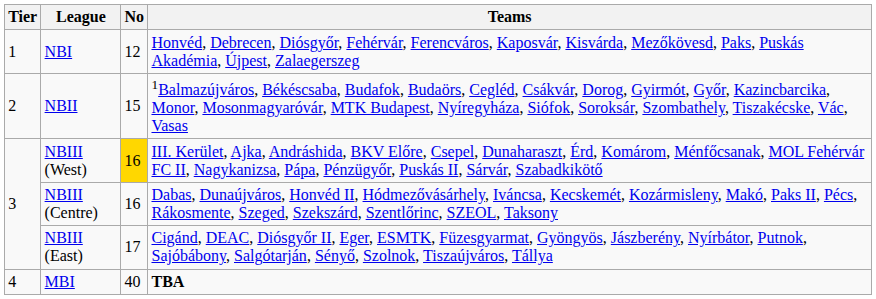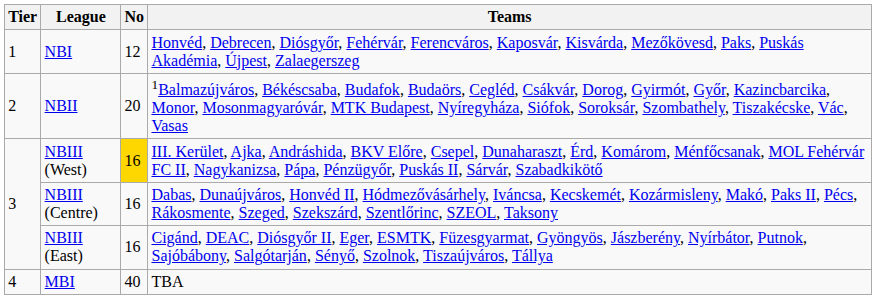(133, 106) 15 -> (133, 106) 20
(133, 247) 17 -> (133, 247) 16
(168, 281) bold -> (167, 281) normal
